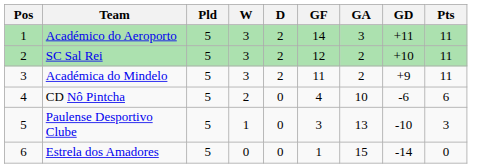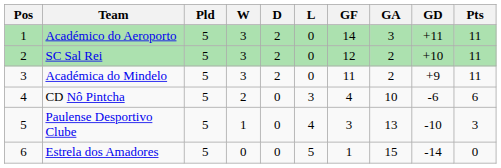+ column: (311, 14)
